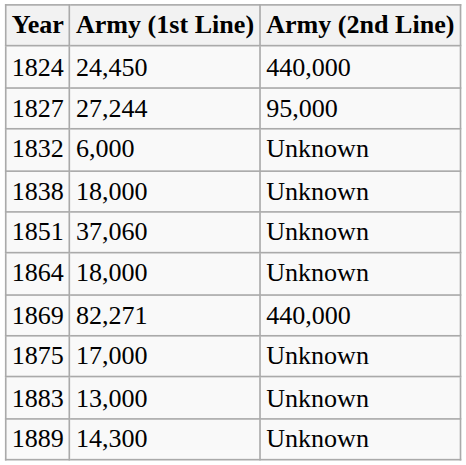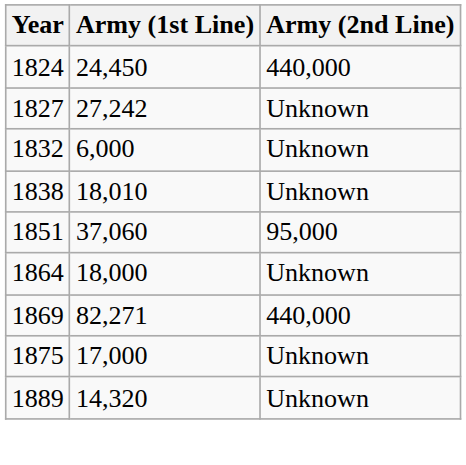(112, 107) 27,244 -> (112, 107) 27,242
(302, 107) 95,000 -> (318, 107) Unknown
(112, 190) 18,000 -> (112, 190) 18,010
(318, 232) Unknown -> (302, 232) 95,000
- row: (38, 397)
(112, 438) 14,300 -> (112, 397) 14,320
